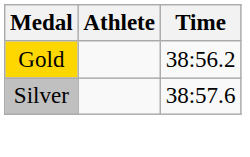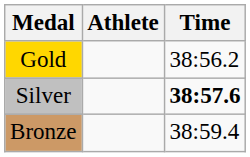(201, 95) normal -> (205, 95) bold
+ row: (43, 132)
